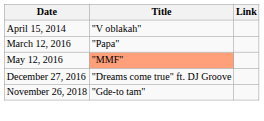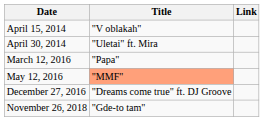+ row: (36, 44)
